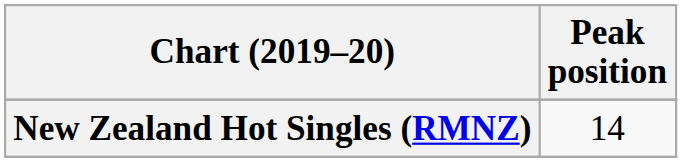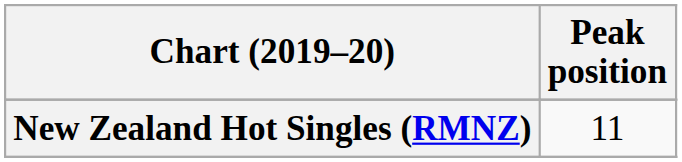(607, 127) 14 -> (607, 127) 11
